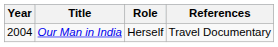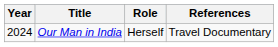(20, 32) 2004 -> (20, 32) 2024
